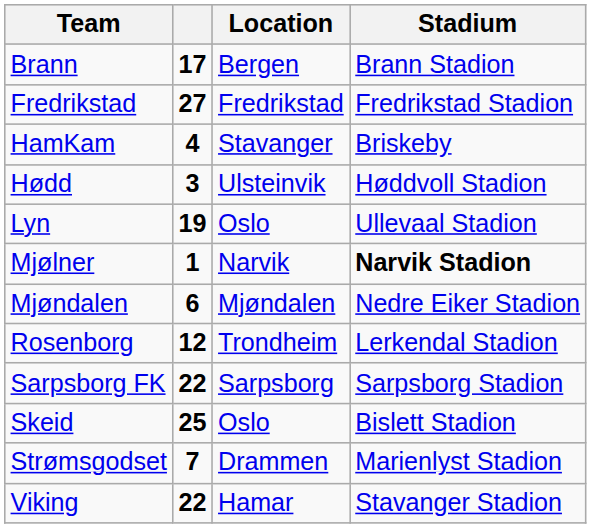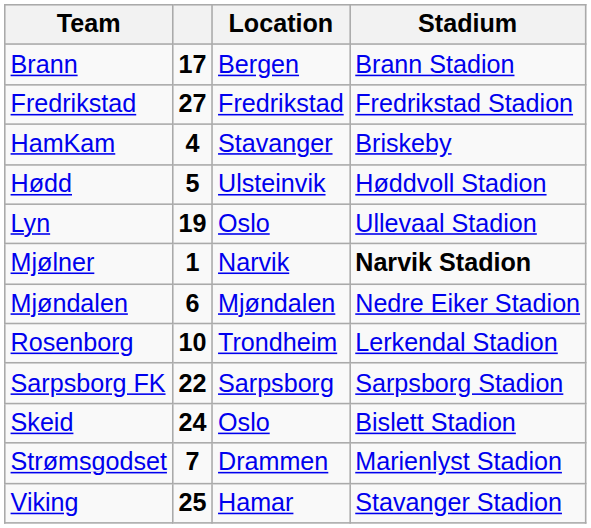(192, 183) 3 -> (192, 183) 5
(192, 343) 12 -> (192, 343) 10
(192, 422) 25 -> (192, 422) 24
(192, 502) 22 -> (192, 502) 25
